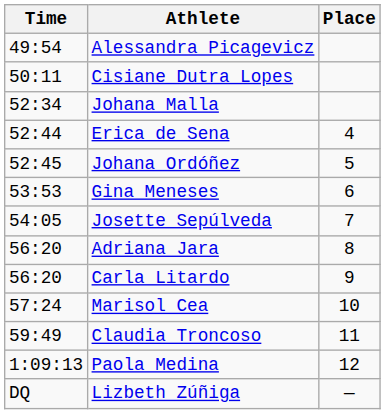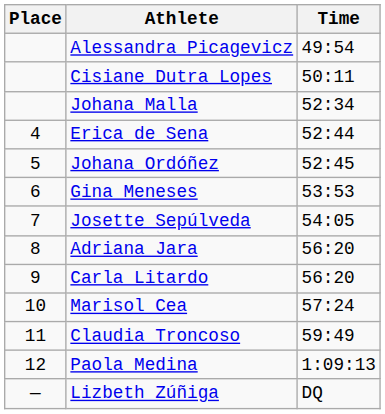columns swapped: (349, 19) <-> (46, 19)
